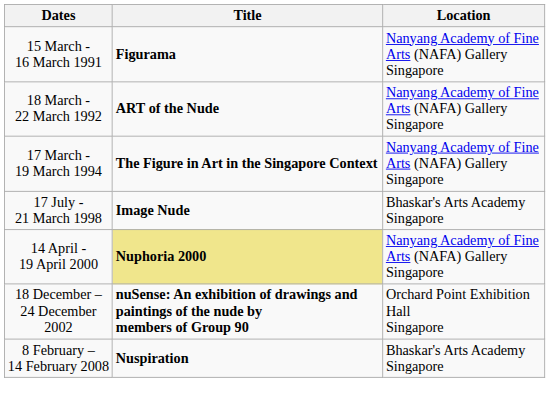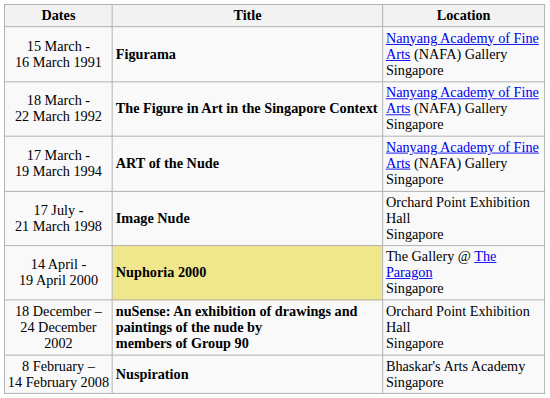(167, 109) ART of the Nude -> (247, 109) The Figure in Art in the Singapore Context
(247, 163) The Figure in Art in the Singapore Context -> (167, 163) ART of the Nude
(456, 210) Bhaskar's Arts Academy Singapore -> (458, 218) Orchard Point Exhibition Hall Singapore
(462, 256) Nanyang Academy of Fine Arts (NAFA) Gallery Singapore -> (441, 272) The Gallery @ The Paragon Singapore
